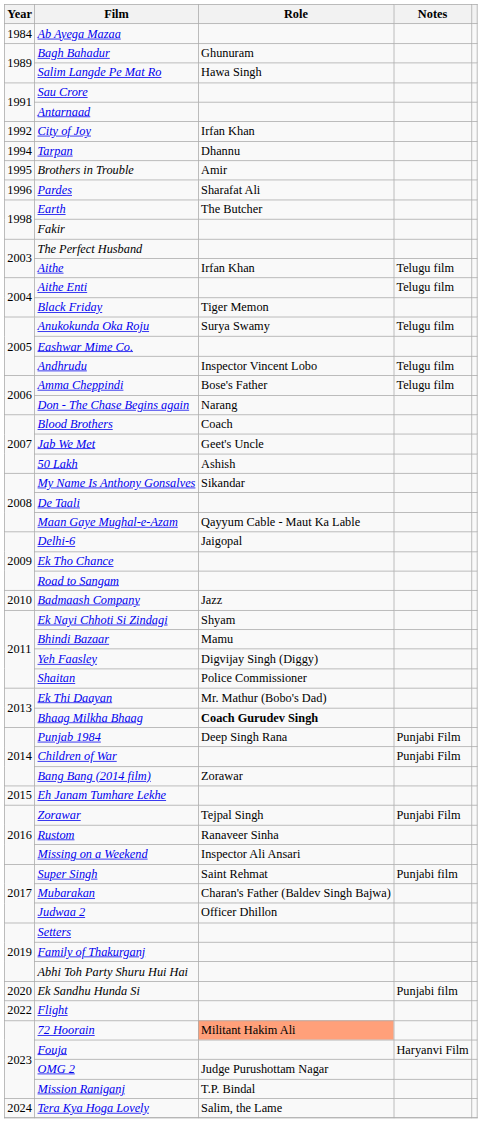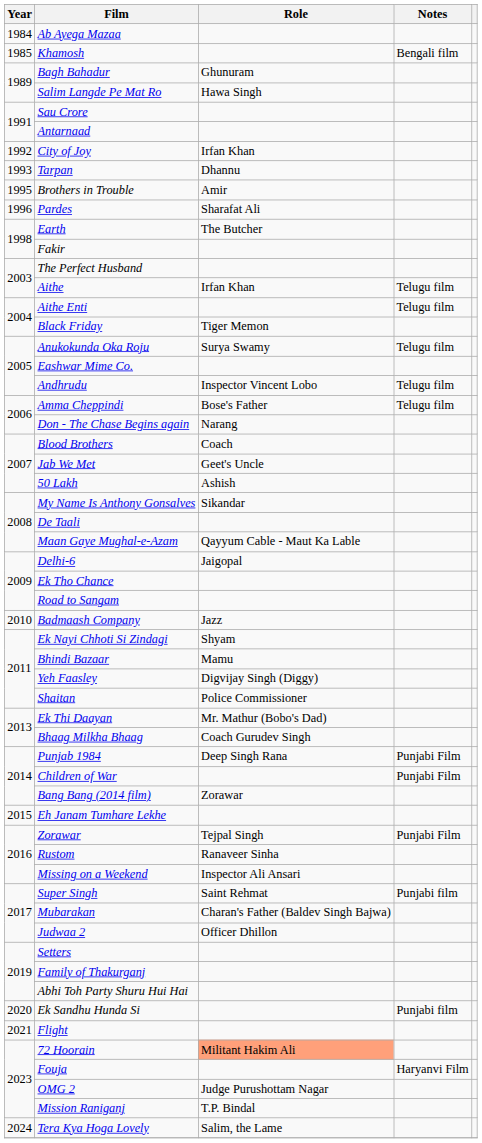+ row: (61, 53)
(20, 151) 1994 -> (20, 170) 1993
(260, 717) bold -> (256, 737) normal
(20, 1010) 2022 -> (20, 1030) 2021
